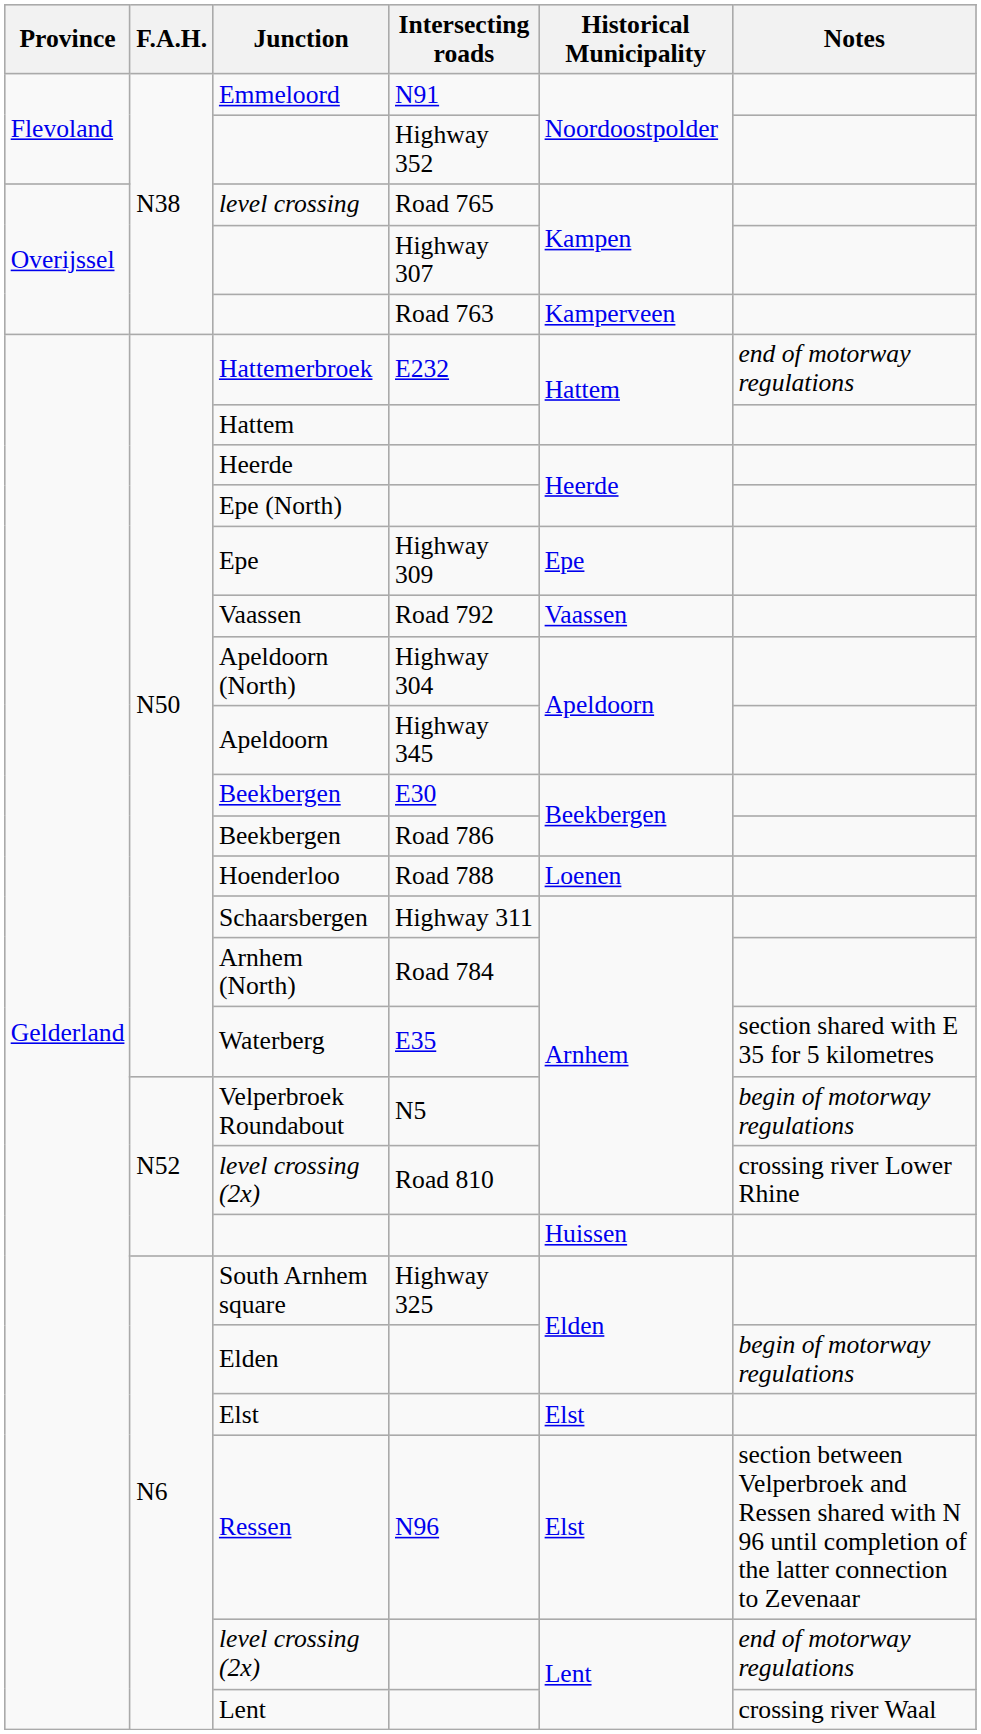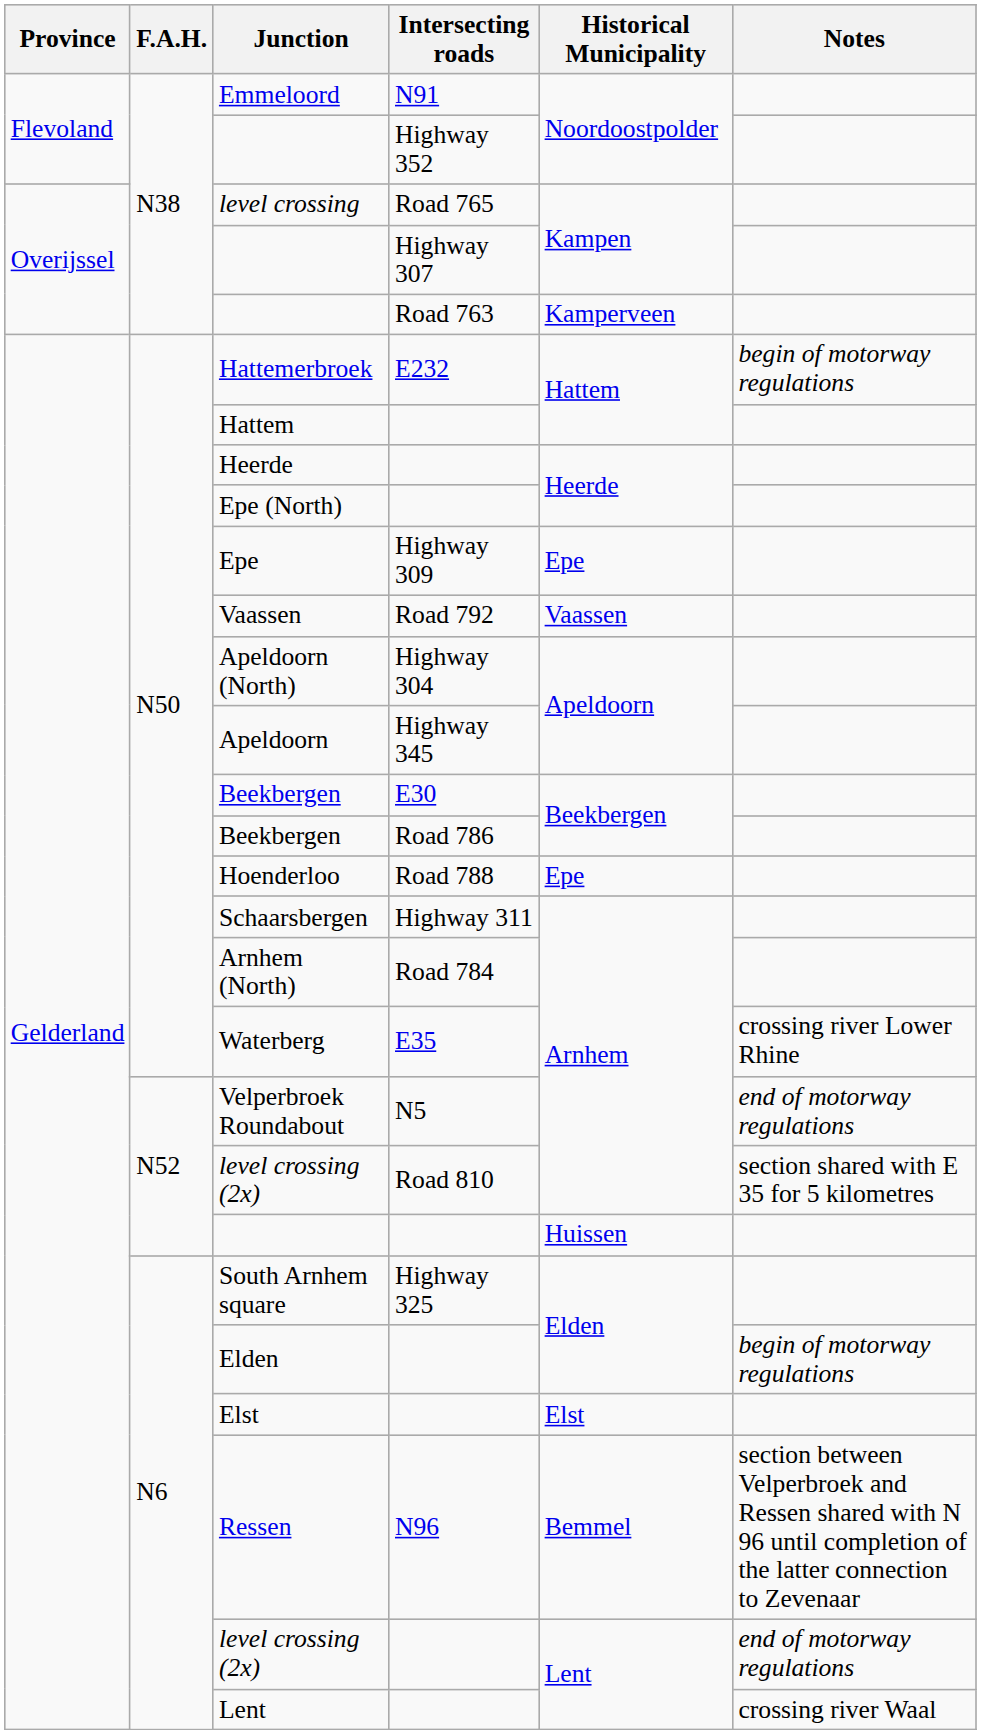(824, 369) end of motorway regulations -> (834, 369) begin of motorway regulations
(583, 876) Loenen -> (565, 876) Epe
(848, 1040) section shared with E 35 for 5 kilometres -> (845, 1040) crossing river Lower Rhine
(834, 1110) begin of motorway regulations -> (824, 1110) end of motorway regulations
(845, 1179) crossing river Lower Rhine -> (848, 1179) section shared with E 35 for 5 kilometres
(565, 1526) Elst -> (588, 1526) Bemmel
